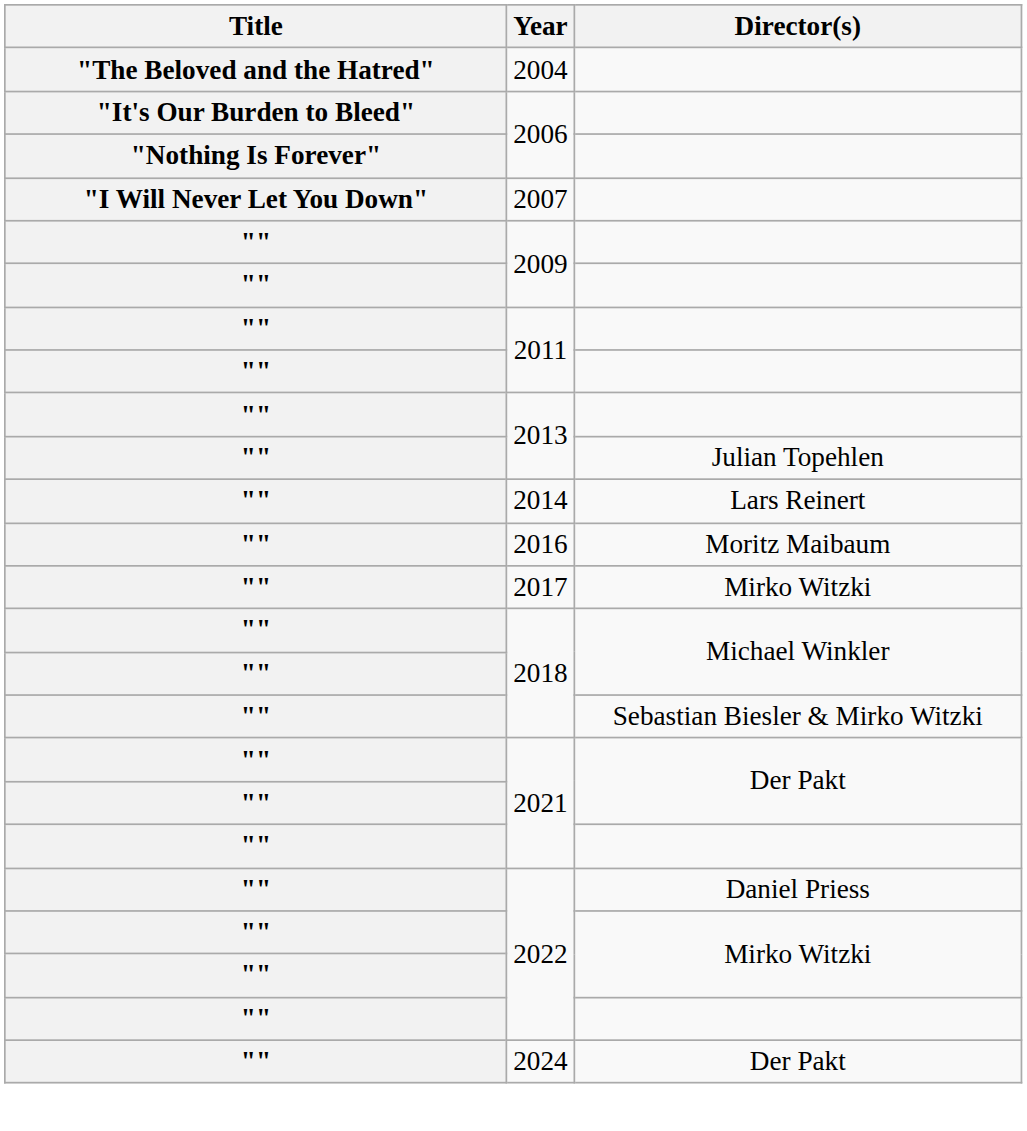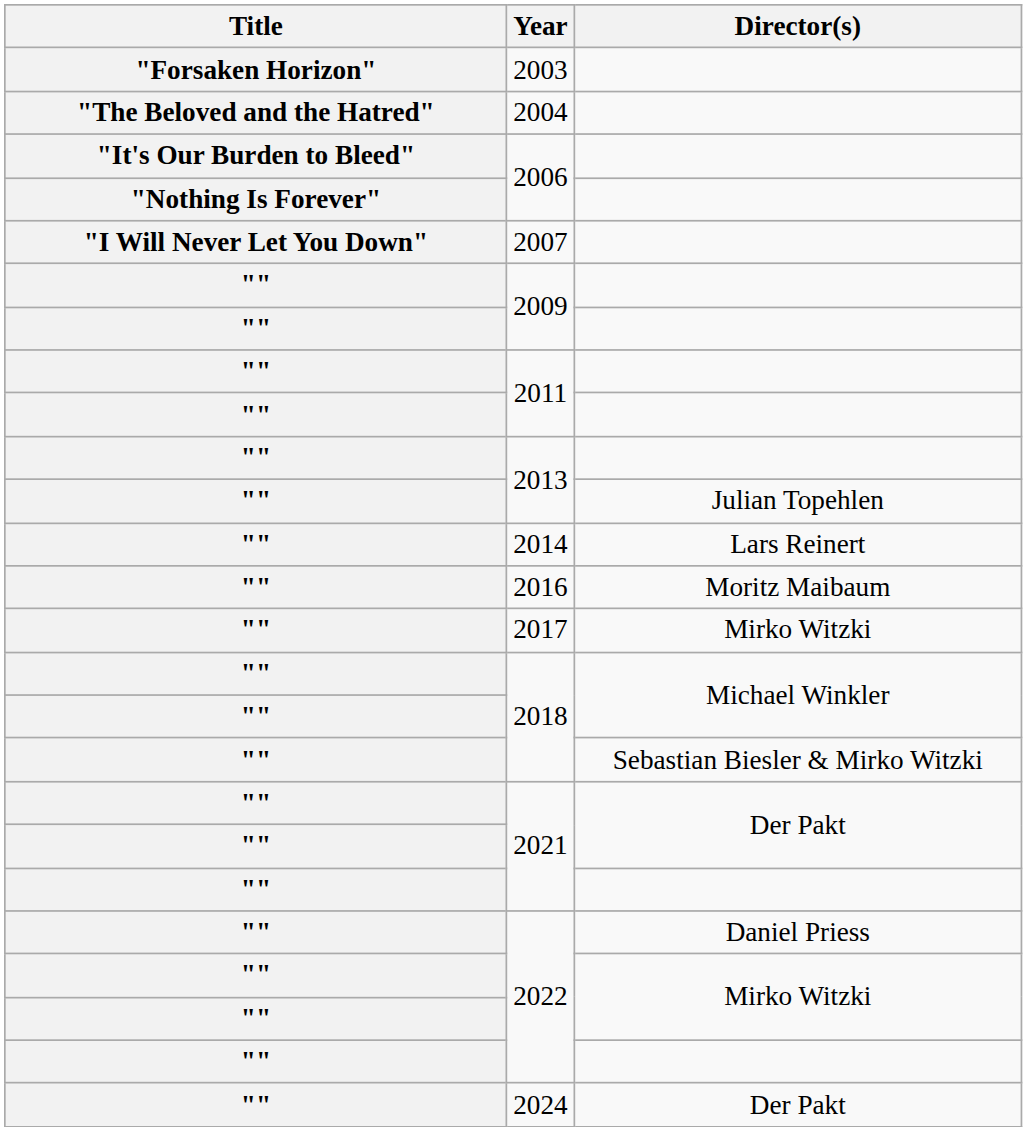+ row: (540, 69)
